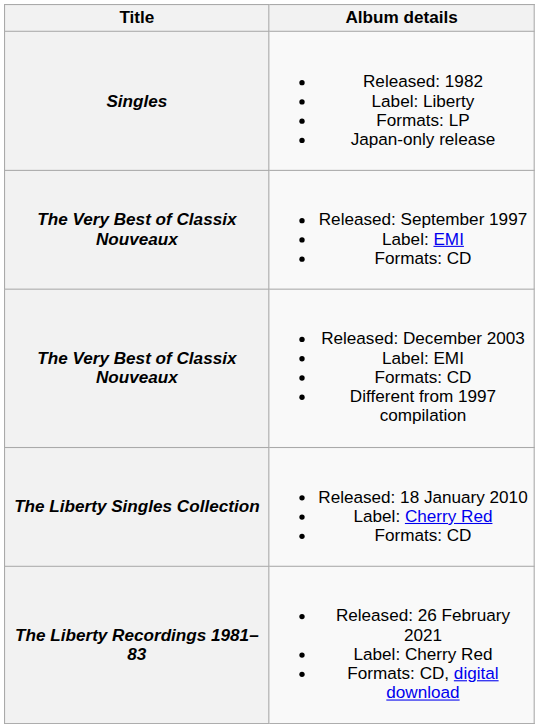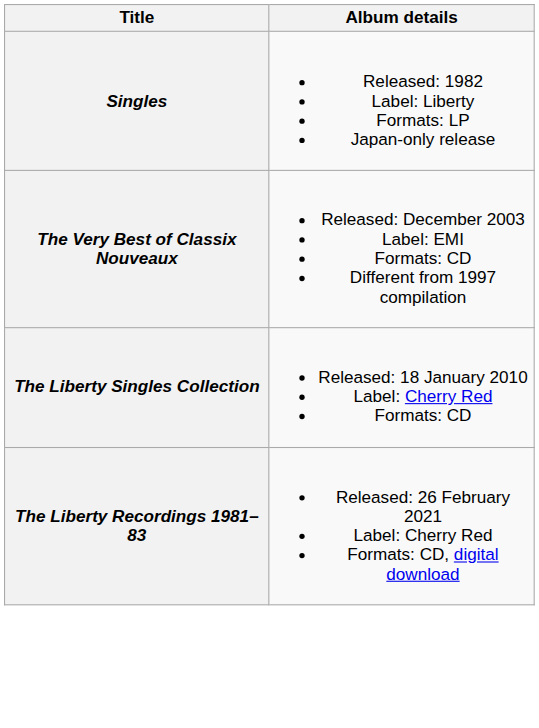- row: (402, 239)
